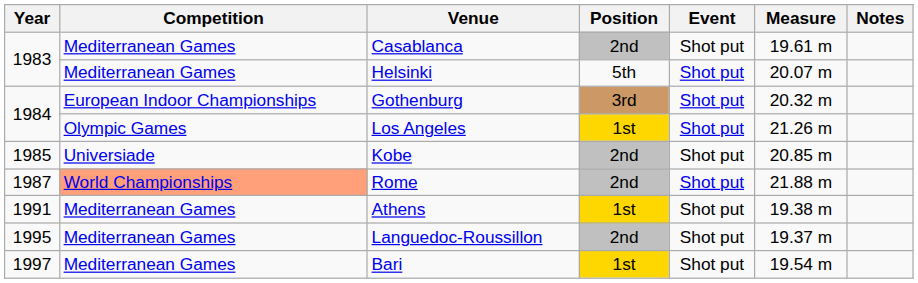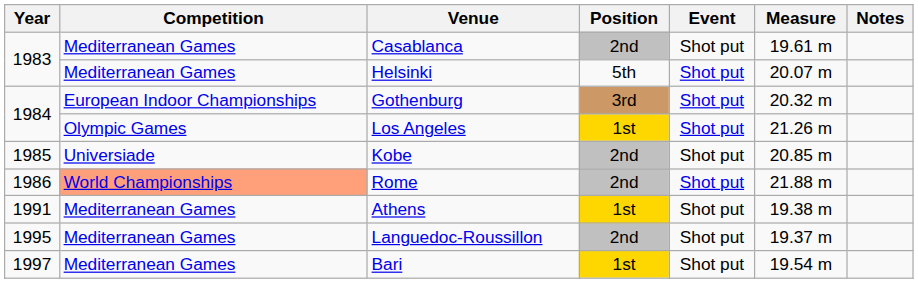(32, 182) 1987 -> (32, 182) 1986
